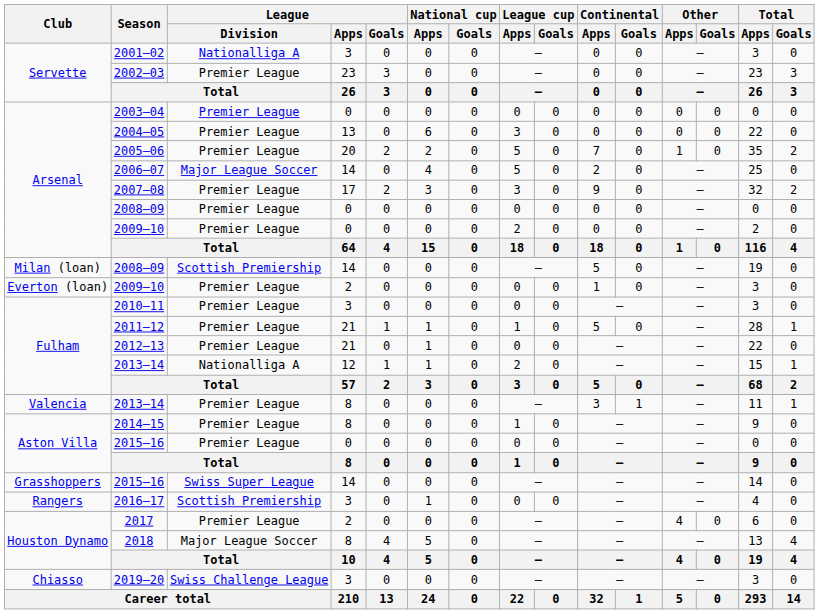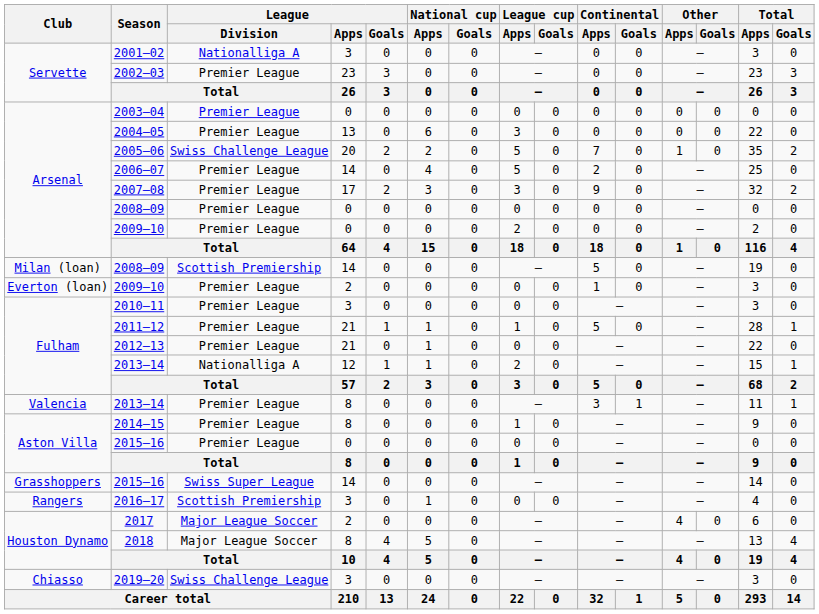(249, 151) Premier League -> (249, 151) Swiss Challenge League
(249, 170) Major League Soccer -> (249, 170) Premier League
(249, 521) Premier League -> (249, 521) Major League Soccer
